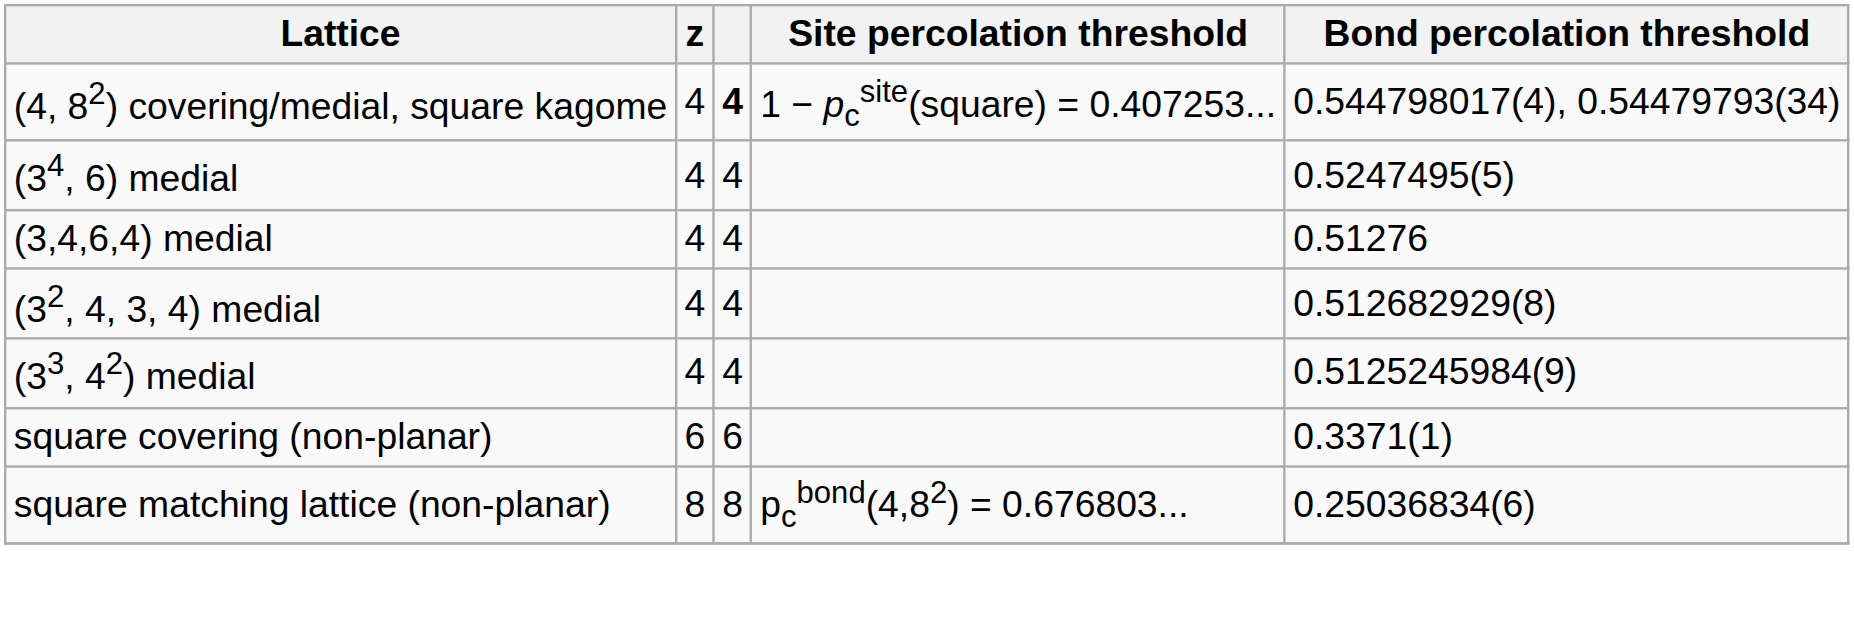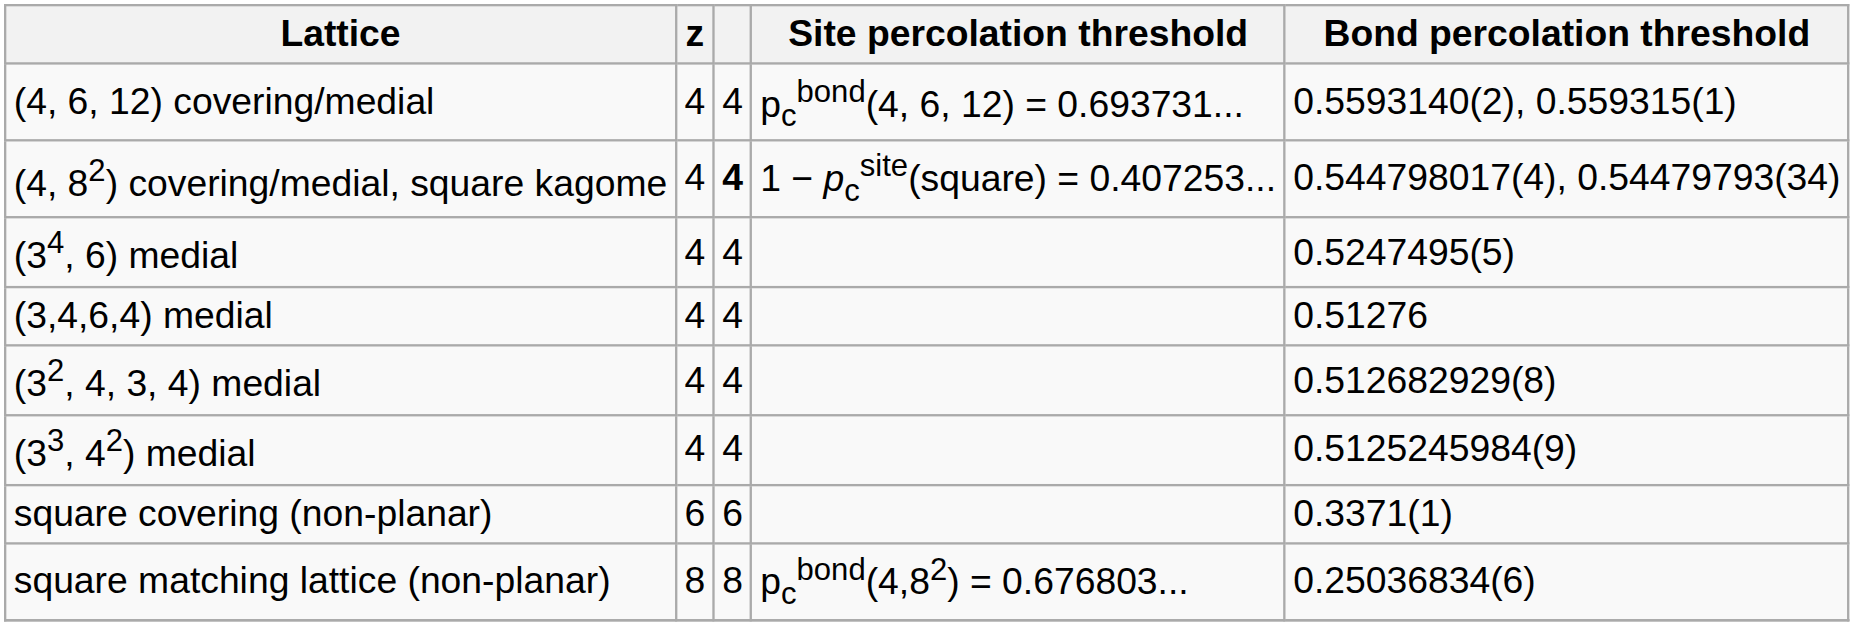+ row: (224, 101)
